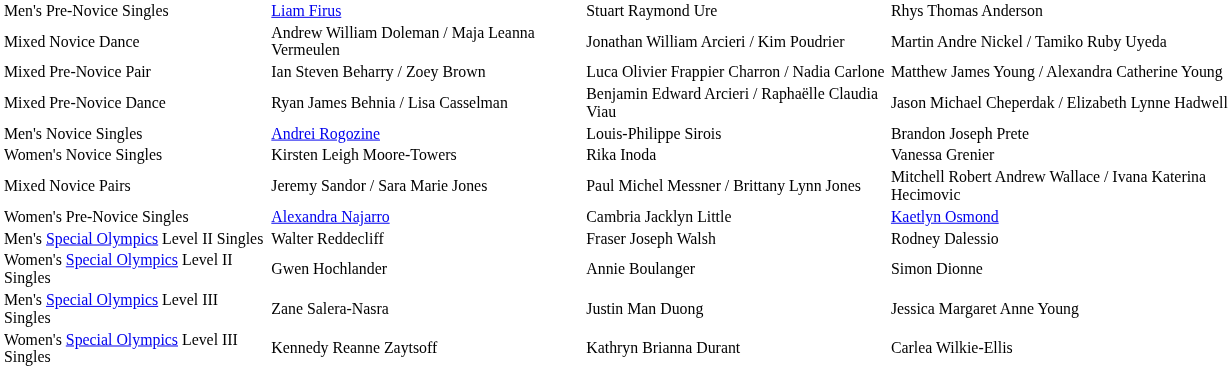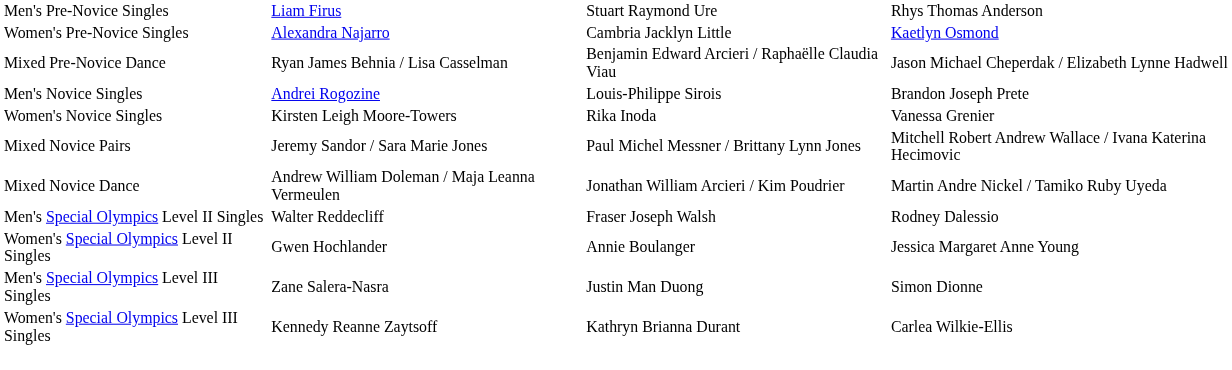rows swapped: (96, 216) <-> (72, 41)
- row: (77, 72)
(937, 269) Simon Dionne -> (985, 247) Jessica Margaret Anne Young
(985, 308) Jessica Margaret Anne Young -> (937, 287) Simon Dionne
